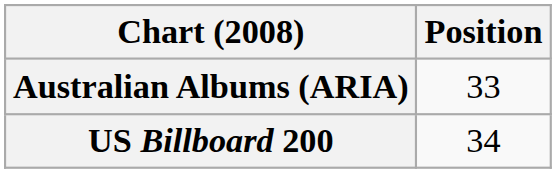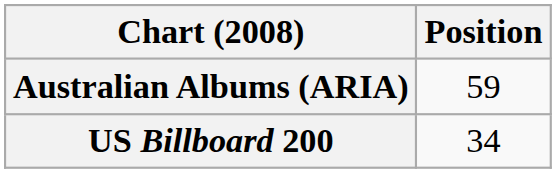(483, 85) 33 -> (483, 85) 59
